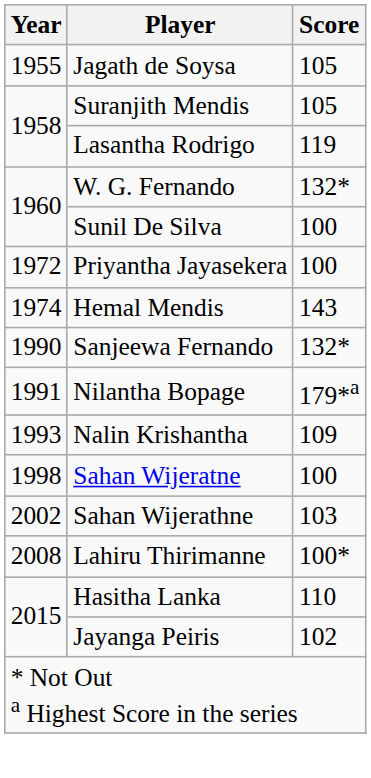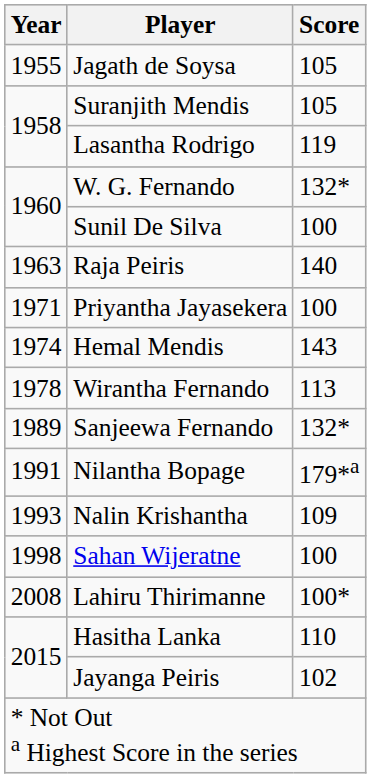+ row: (129, 266)
(36, 266) 1972 -> (36, 307) 1971
+ row: (171, 387)
(36, 347) 1990 -> (36, 428) 1989
- row: (163, 515)
